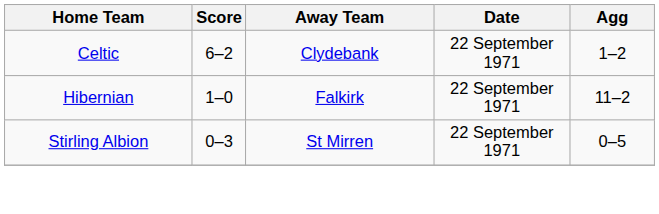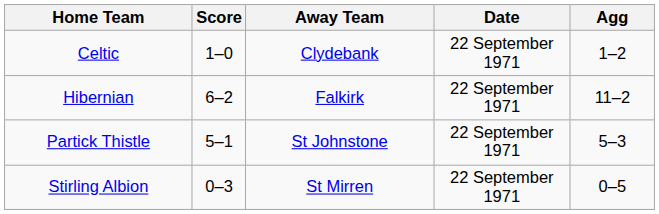(219, 52) 6–2 -> (219, 52) 1–0
(219, 97) 1–0 -> (219, 97) 6–2
+ row: (98, 142)
